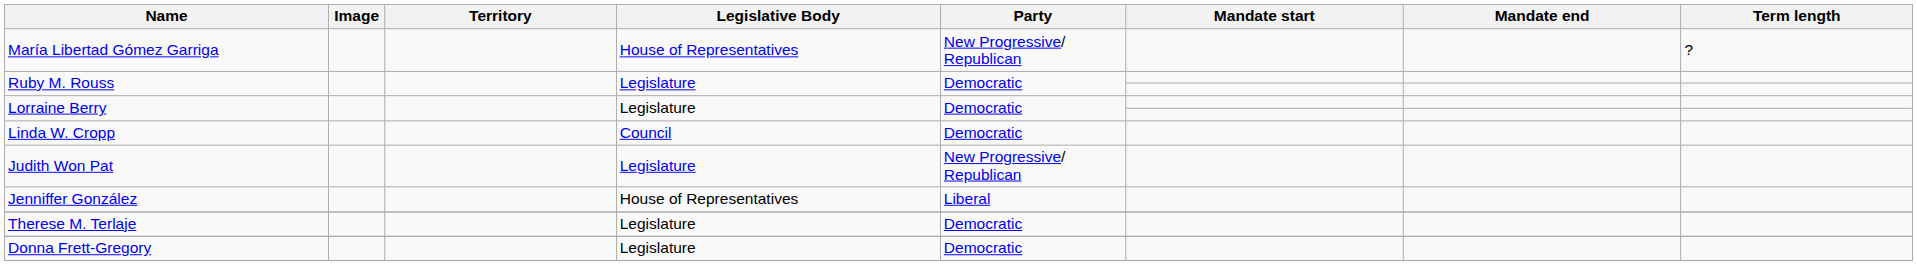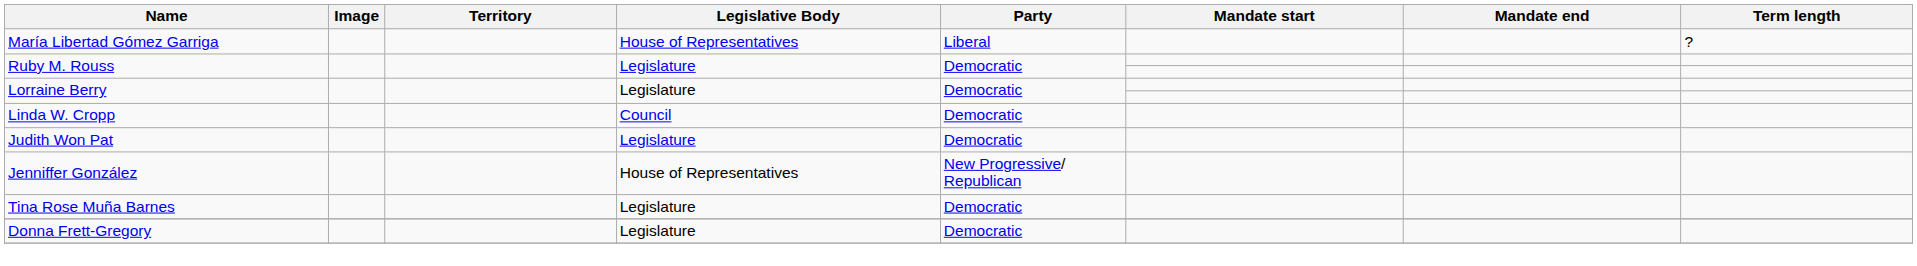(1005, 50) New Progressive/ Republican -> (967, 41) Liberal
(1005, 166) New Progressive/ Republican -> (983, 139) Democratic
(967, 199) Liberal -> (1005, 173) New Progressive/ Republican
+ row: (91, 206)
- row: (72, 224)
